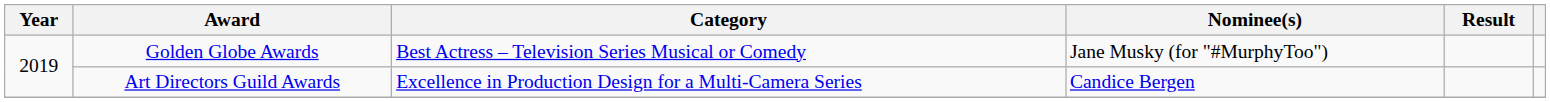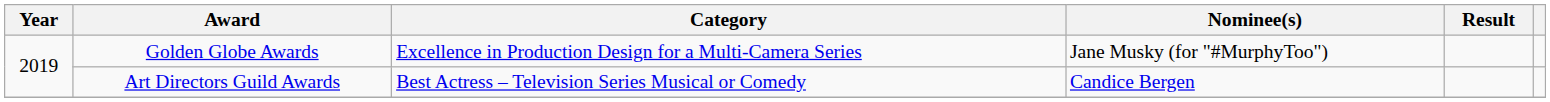(601, 50) Best Actress – Television Series Musical or Comedy -> (629, 50) Excellence in Production Design for a Multi-Camera Series
(629, 81) Excellence in Production Design for a Multi-Camera Series -> (601, 81) Best Actress – Television Series Musical or Comedy
